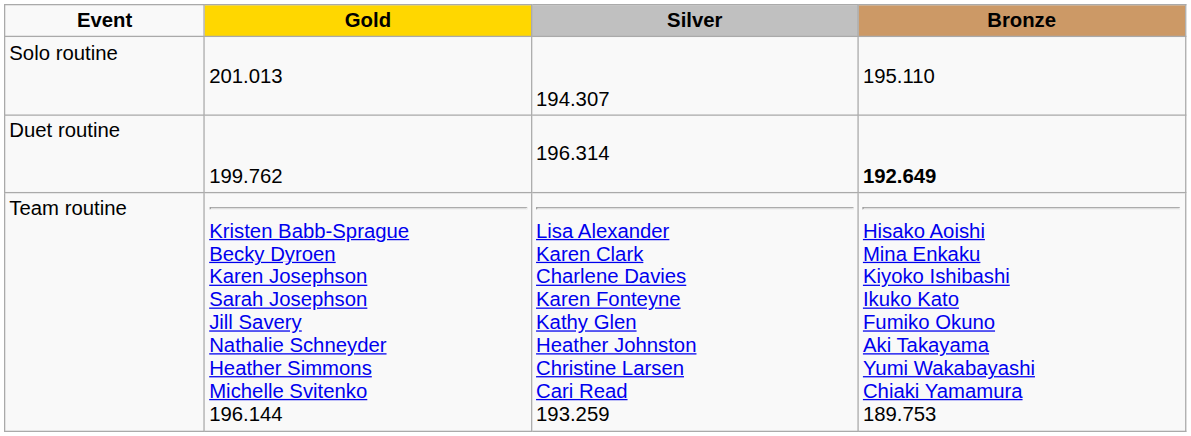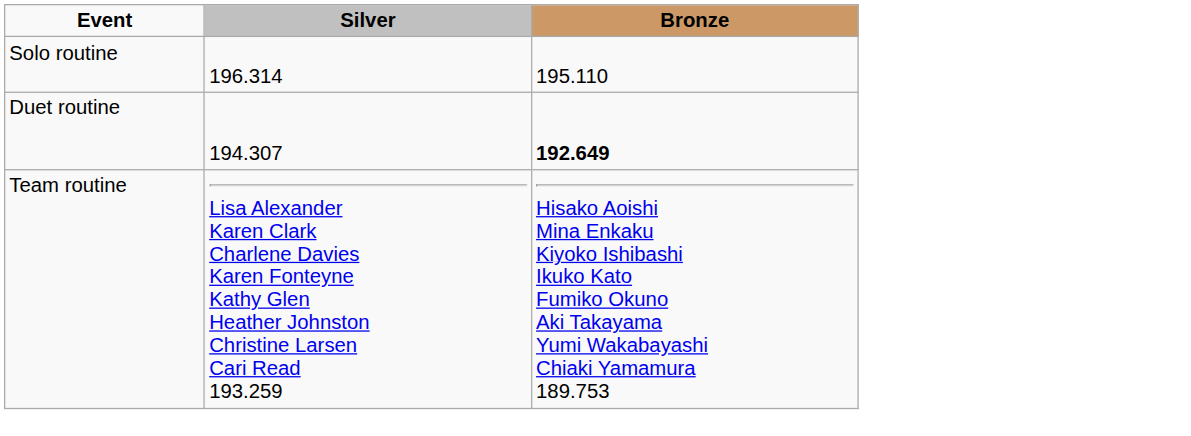- column: (368, 20)
(573, 98) 194.307 -> (246, 75) 196.314
(573, 153) 196.314 -> (246, 153) 194.307
